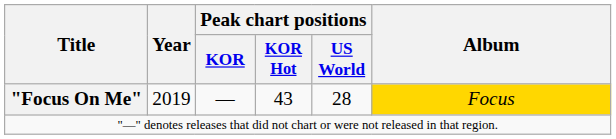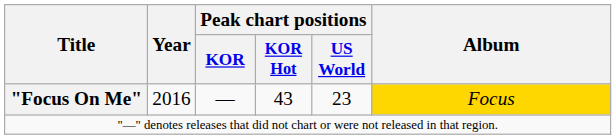(171, 99) 2019 -> (171, 99) 2016
(342, 99) 28 -> (342, 99) 23
